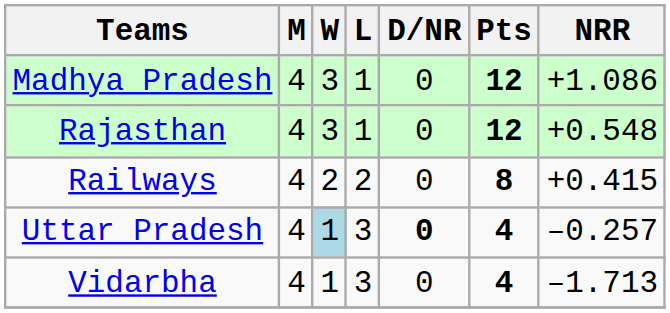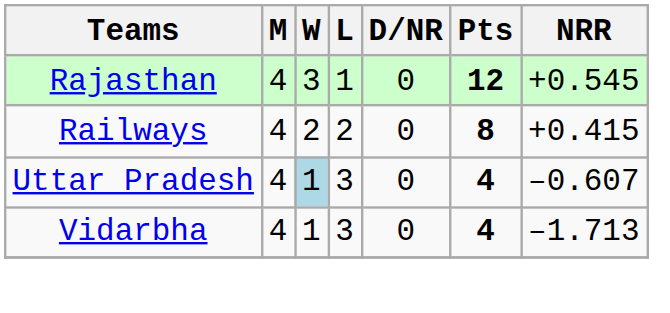- row: (143, 81)
(602, 131) +0.548 -> (584, 81) +0.545
(424, 232) bold -> (406, 182) normal
(602, 232) –0.257 -> (584, 182) –0.607
